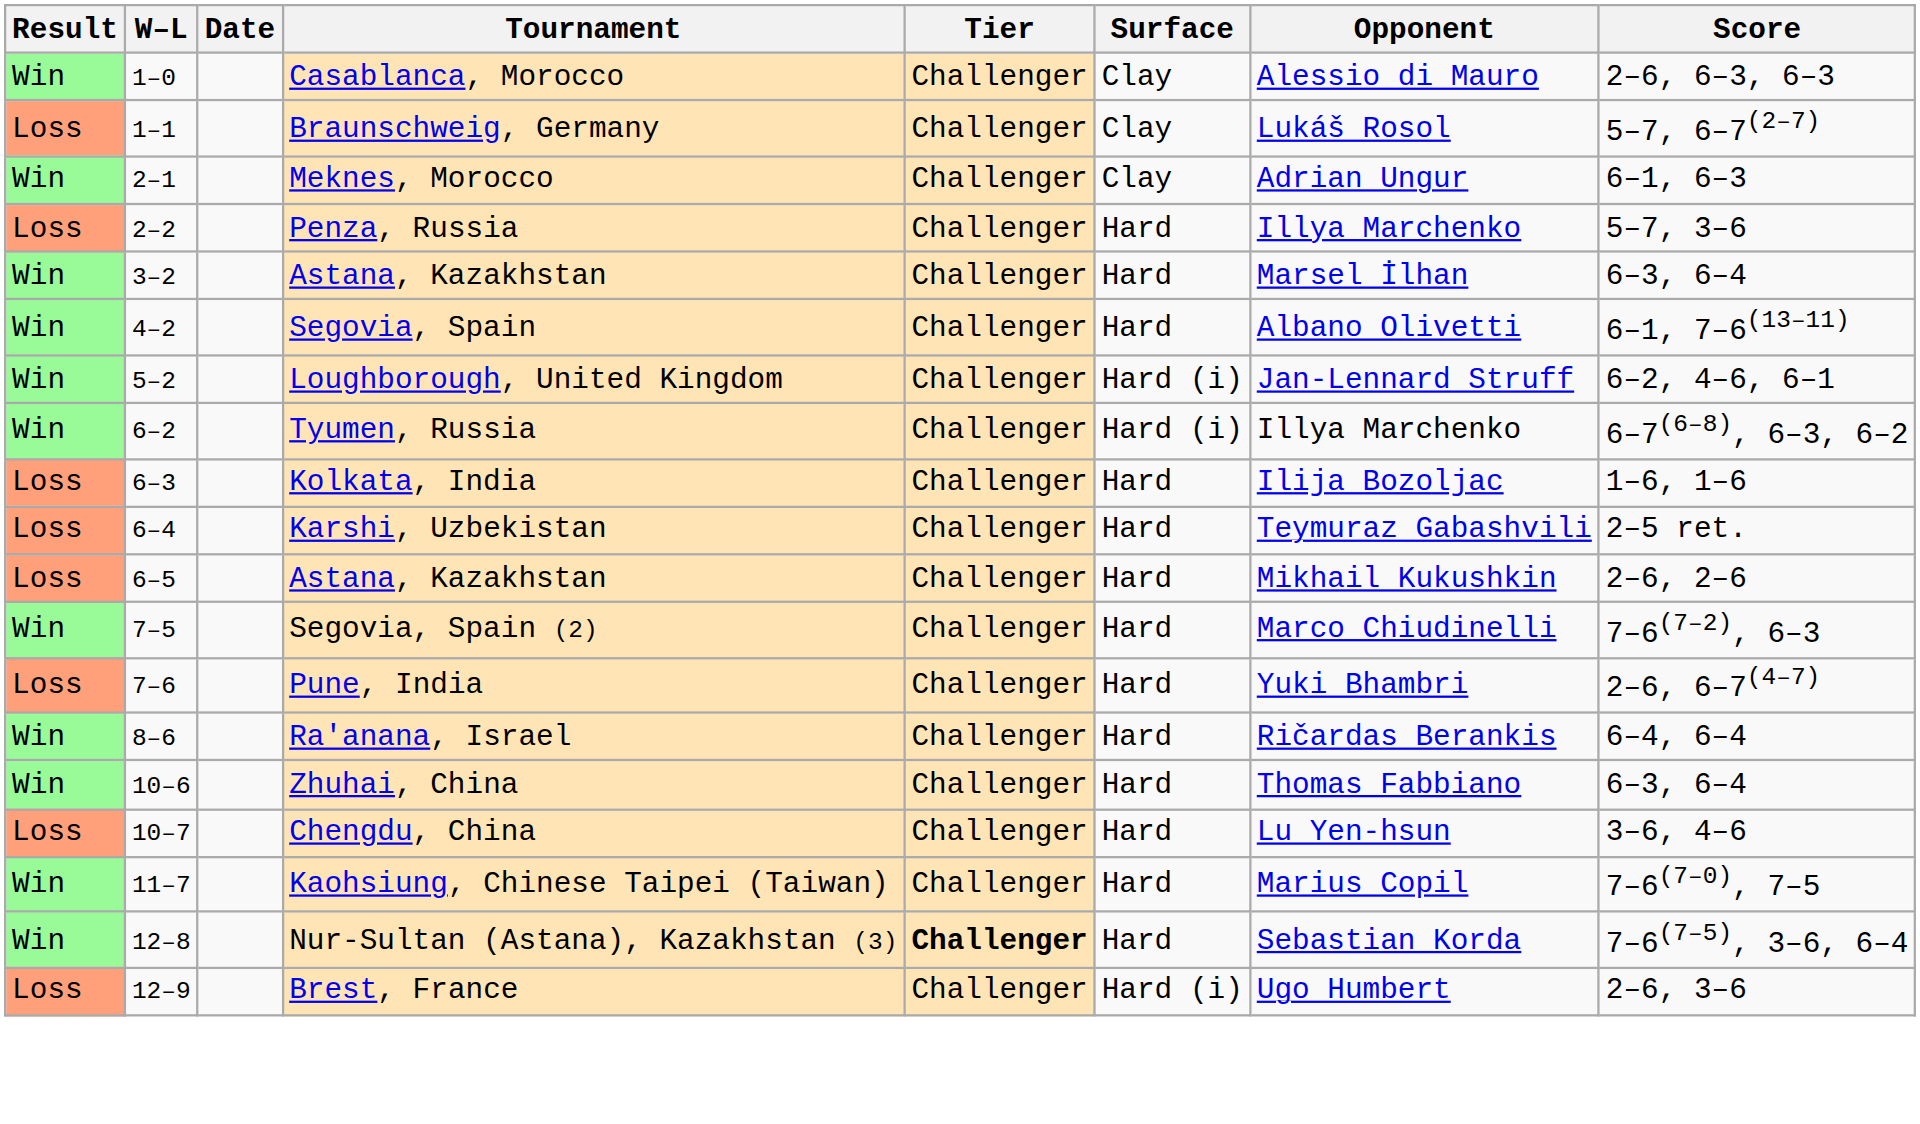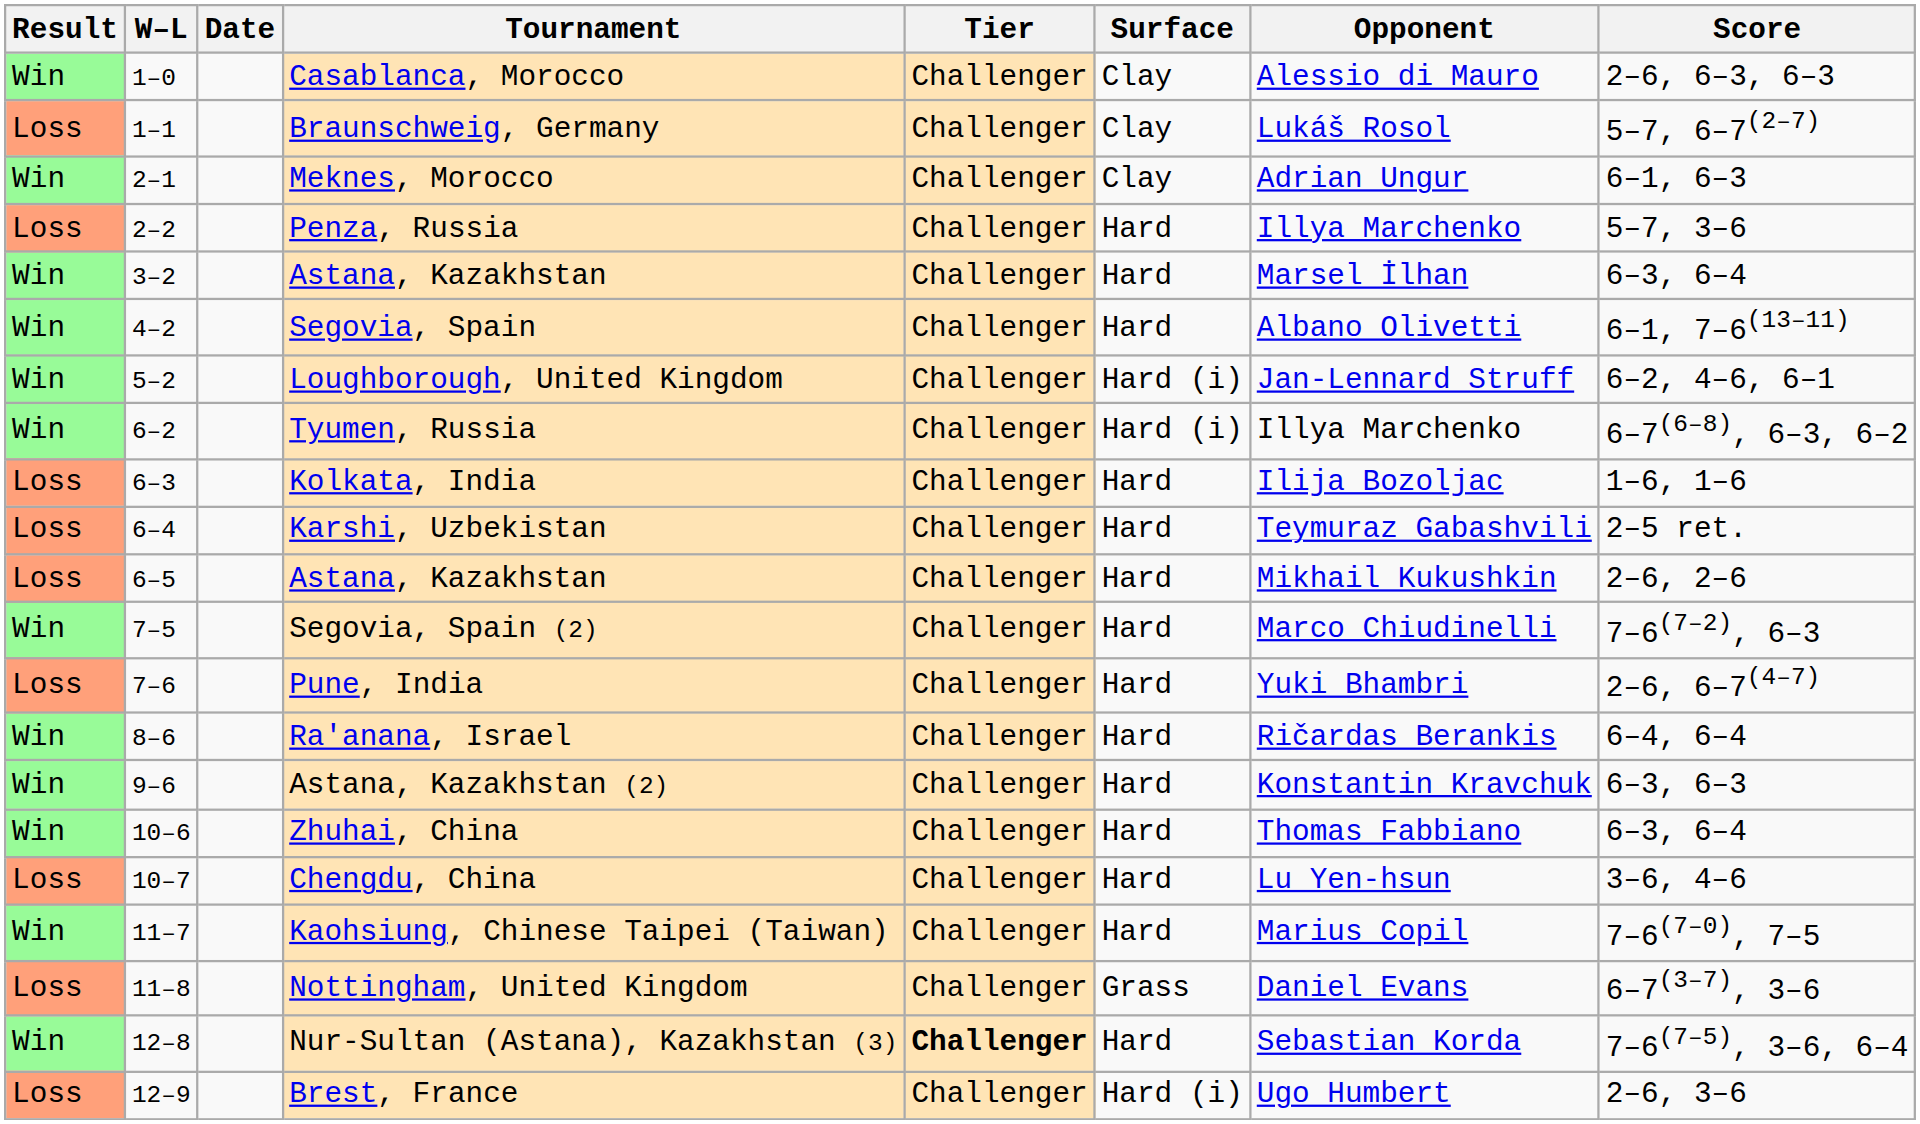+ row: (154, 786)
+ row: (161, 989)
